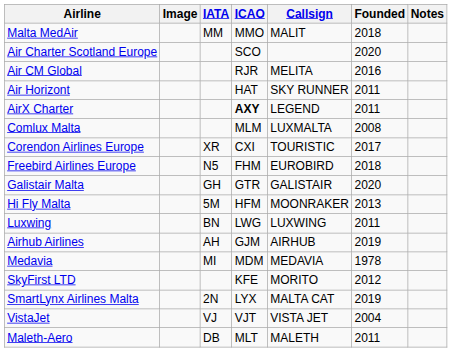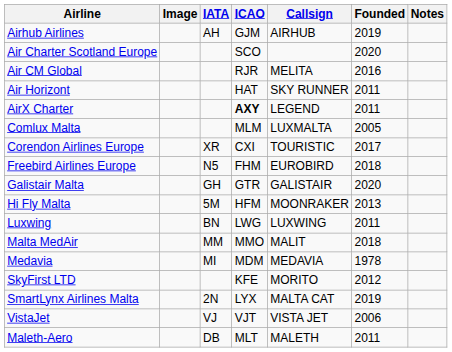rows swapped: (45, 242) <-> (42, 33)
(368, 128) 2008 -> (368, 128) 2005
(368, 318) 2004 -> (368, 318) 2006
